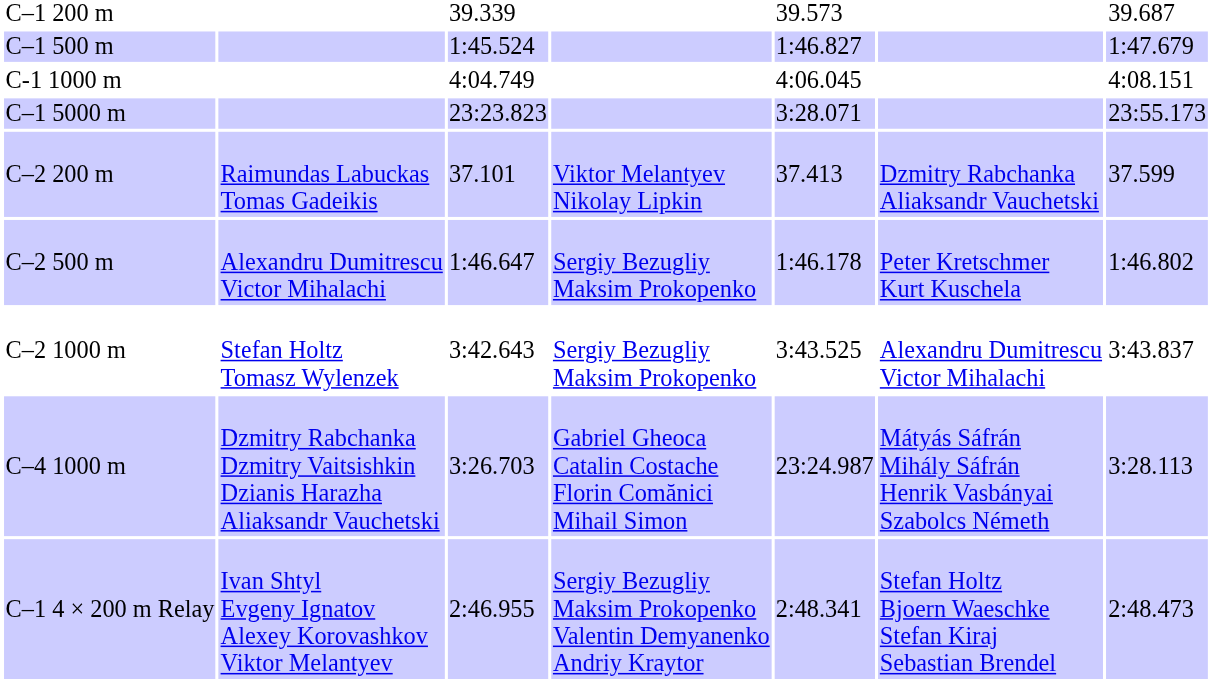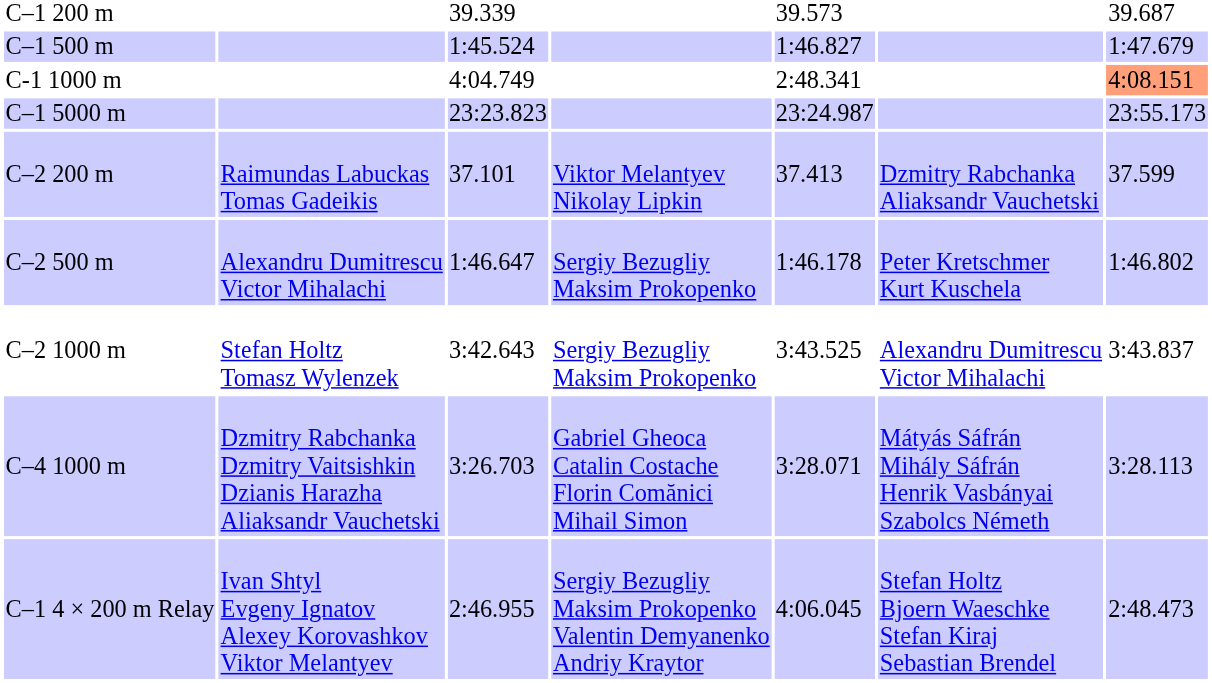(819, 79) 4:06.045 -> (819, 79) 2:48.341
(1151, 79) no background -> (1151, 79) lightsalmon background
(819, 113) 3:28.071 -> (825, 113) 23:24.987
(825, 465) 23:24.987 -> (819, 465) 3:28.071
(819, 608) 2:48.341 -> (819, 608) 4:06.045
